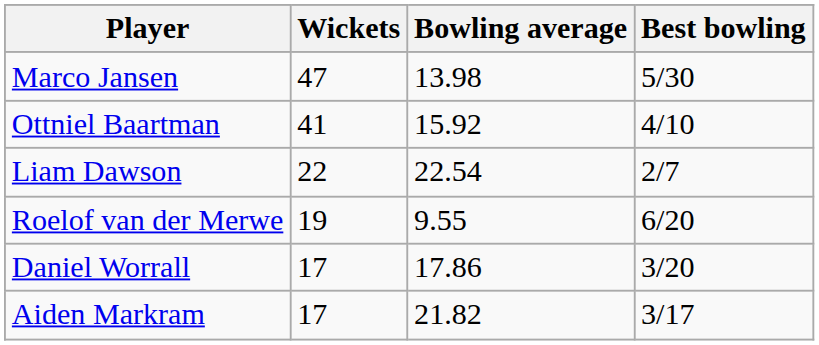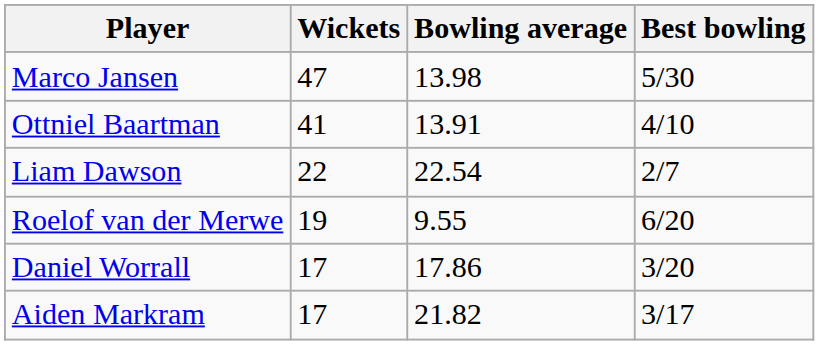(448, 123) 15.92 -> (448, 123) 13.91
